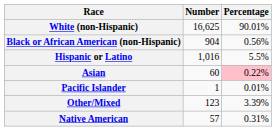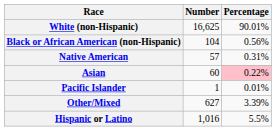(212, 42) 904 -> (212, 42) 104
rows swapped: (94, 118) <-> (94, 57)
(212, 103) 123 -> (212, 103) 627
